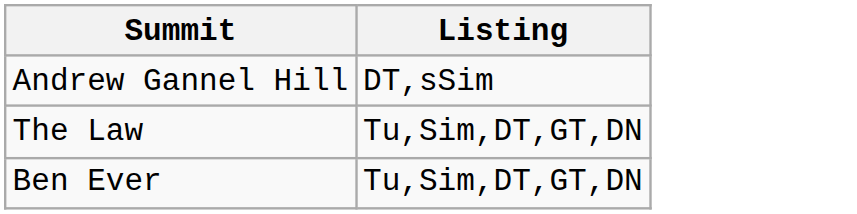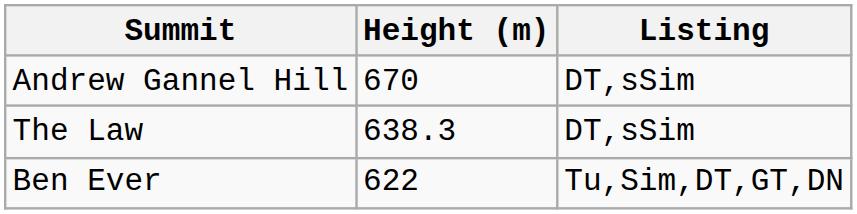+ column: (456, 31)
(503, 132) Tu,Sim,DT,GT,DN -> (630, 132) DT,sSim
